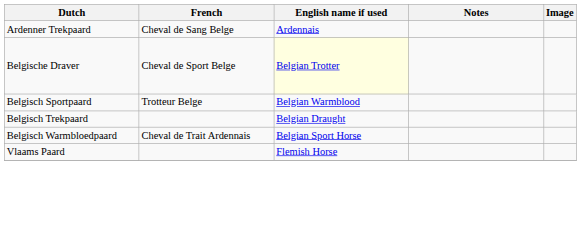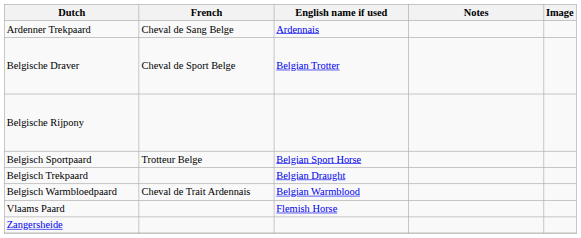(308, 65) lightyellow background -> (308, 65) no background
+ row: (45, 122)
(318, 102) Belgian Warmblood -> (319, 159) Belgian Sport Horse
(319, 135) Belgian Sport Horse -> (318, 192) Belgian Warmblood
+ row: (35, 225)
